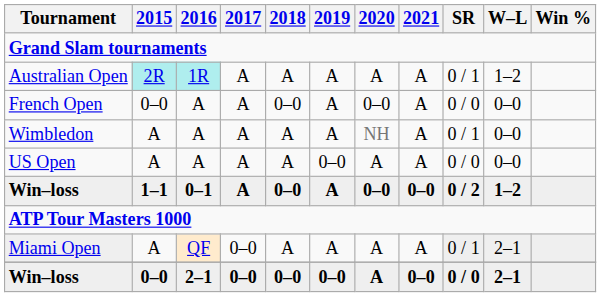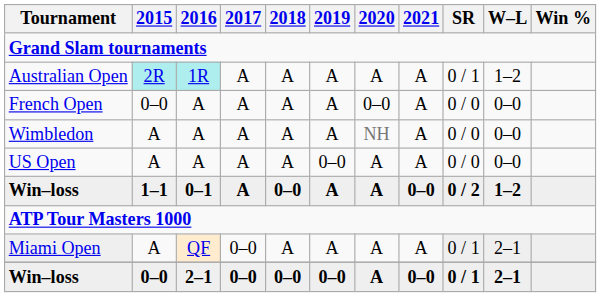(288, 104) 0–0 -> (288, 104) A
(464, 133) 0 / 1 -> (464, 133) 0 / 0
(377, 190) 0–0 -> (377, 190) A
(464, 276) 0 / 0 -> (464, 276) 0 / 1
